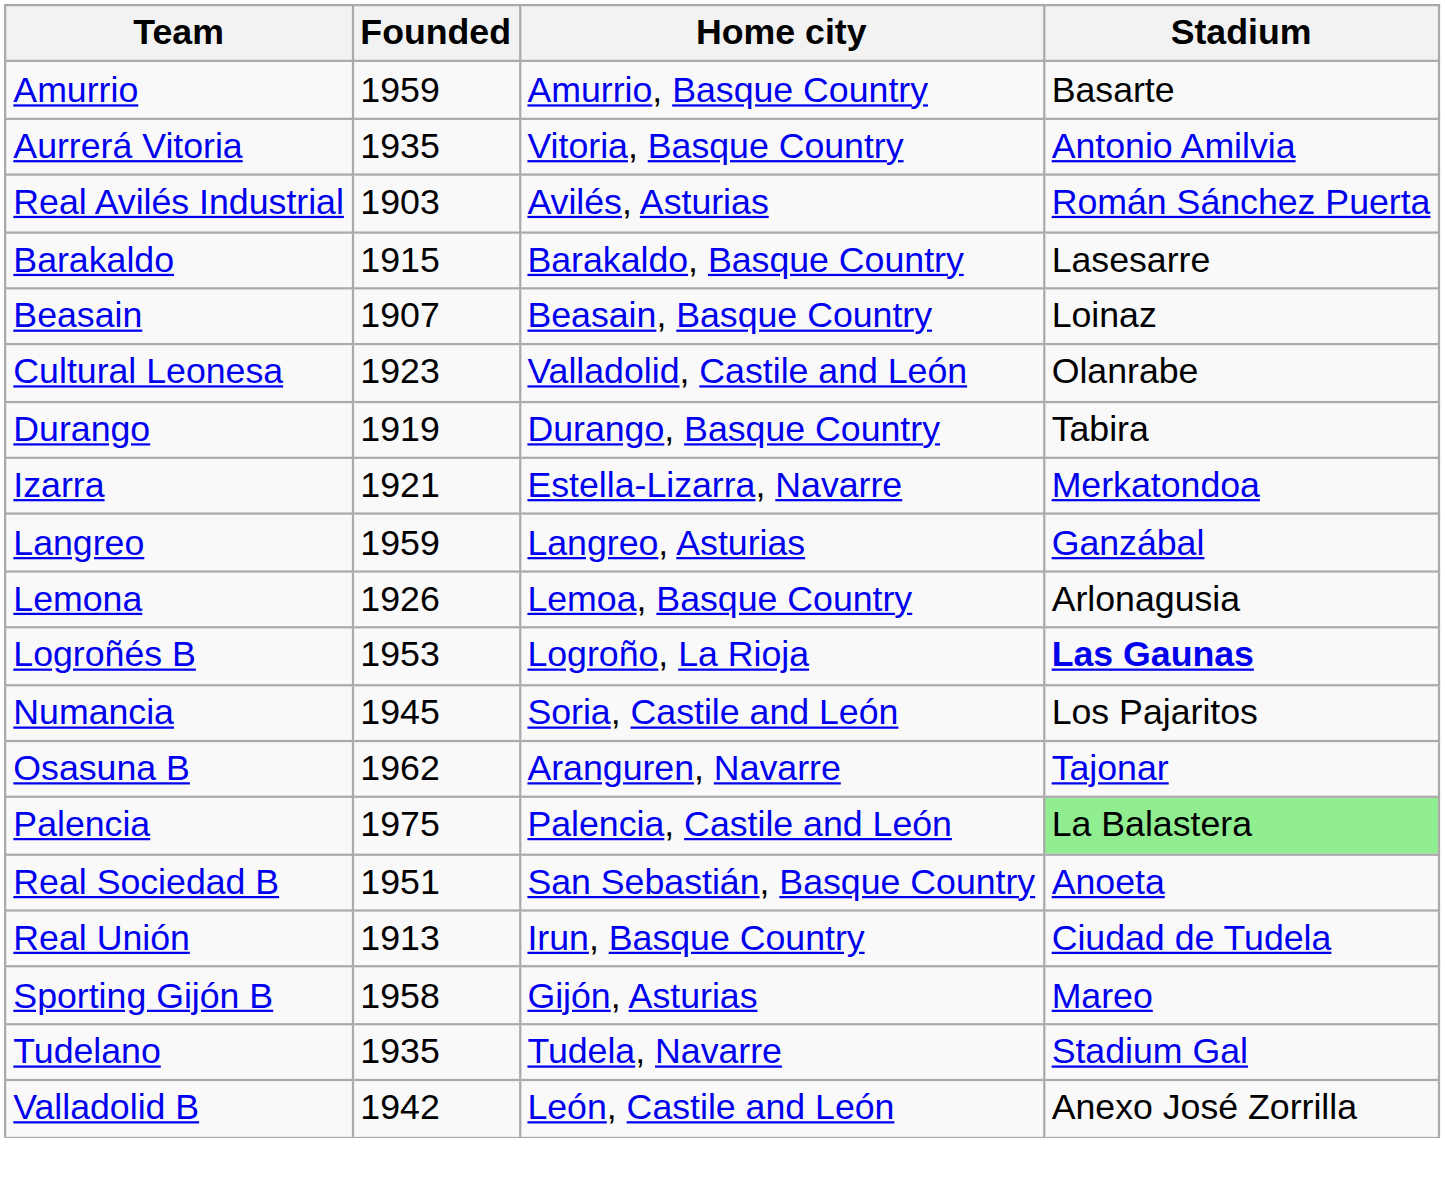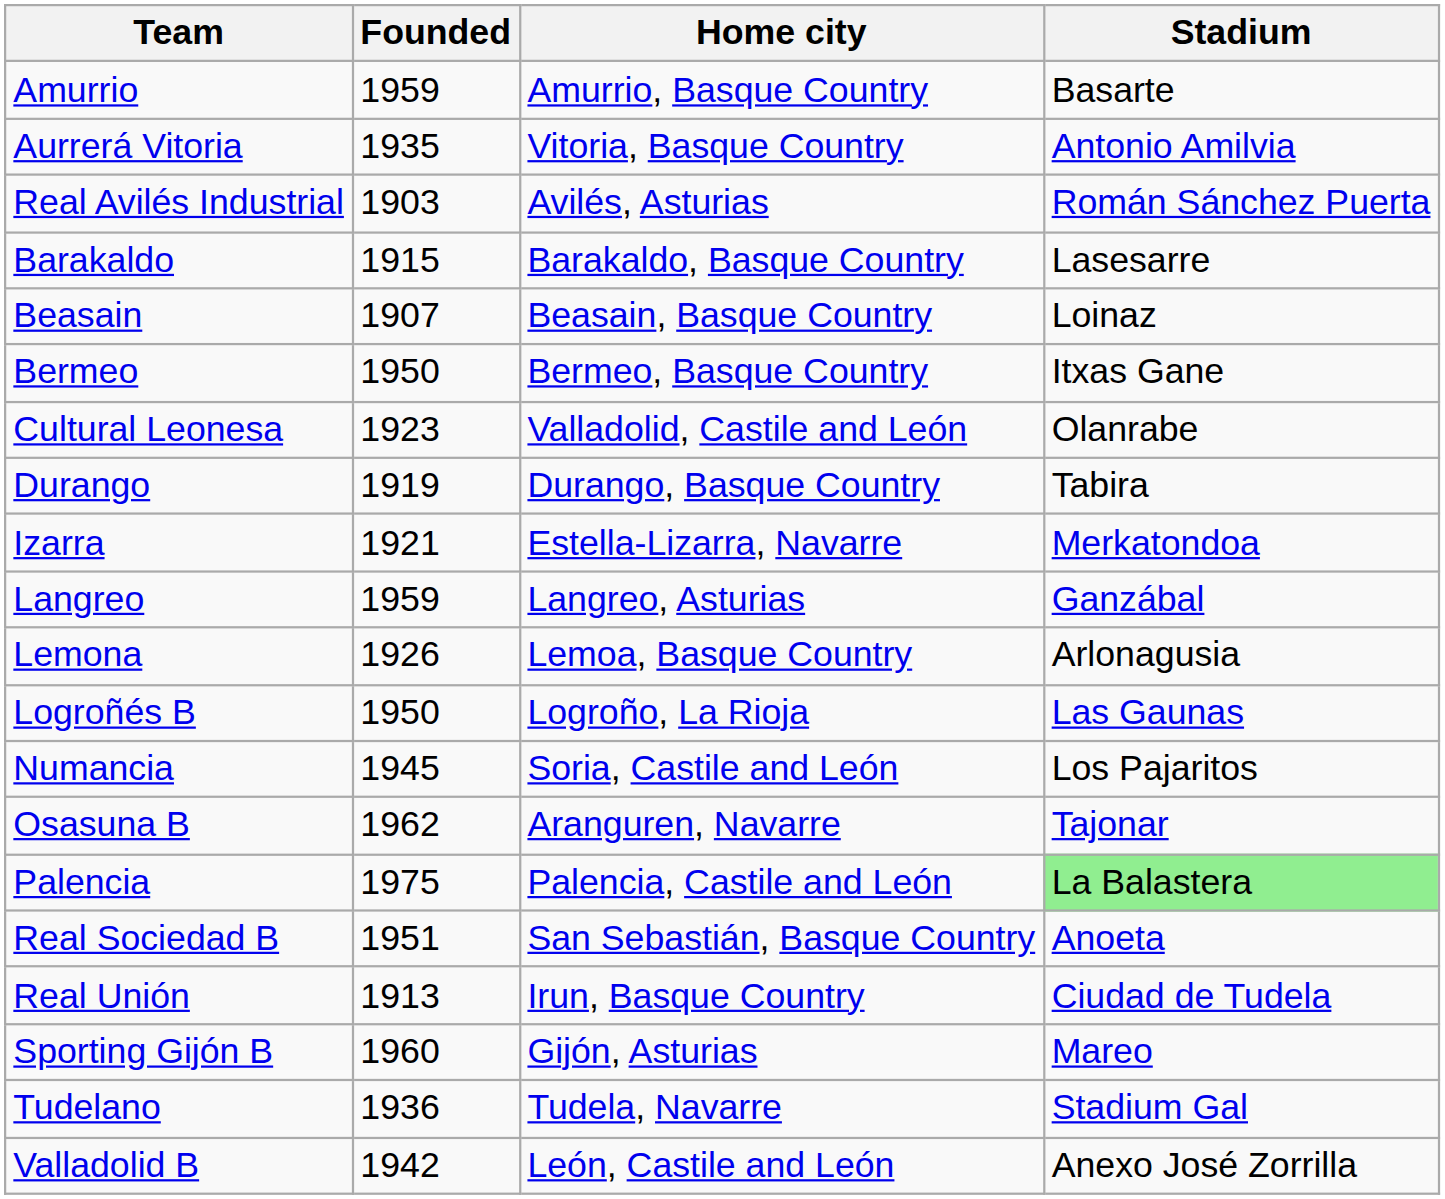+ row: (76, 372)
(400, 655) 1953 -> (400, 711) 1950
(1153, 655) bold -> (1148, 711) normal
(400, 994) 1958 -> (400, 1051) 1960
(400, 1051) 1935 -> (400, 1107) 1936
